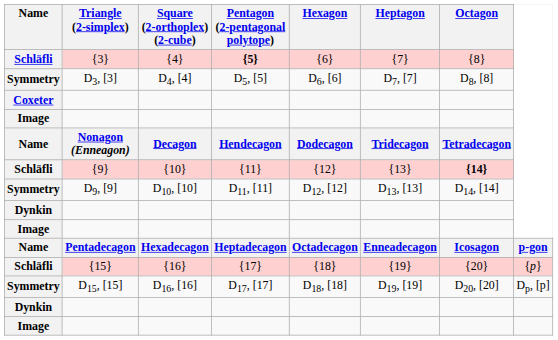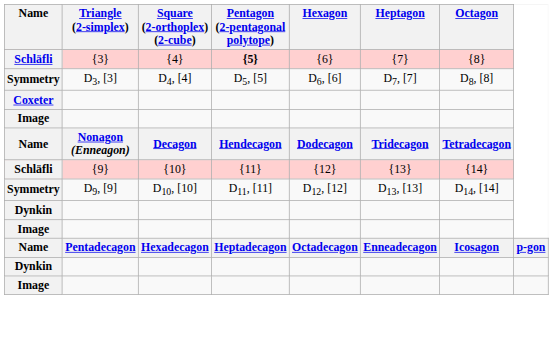(477, 169) bold -> (477, 169) normal
- row: (33, 266)
- row: (33, 286)
